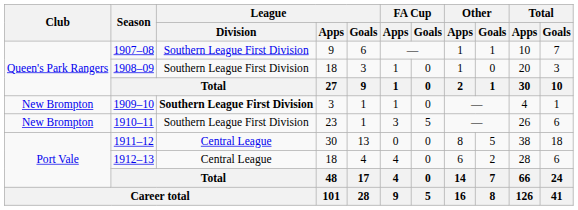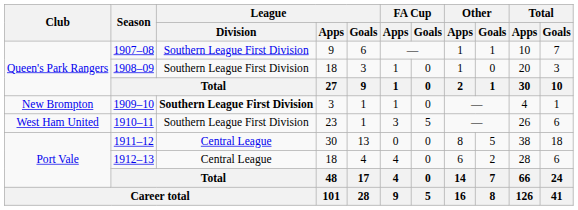(58, 123) New Brompton -> (58, 123) West Ham United
